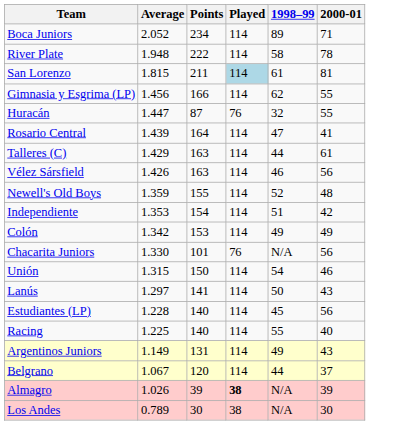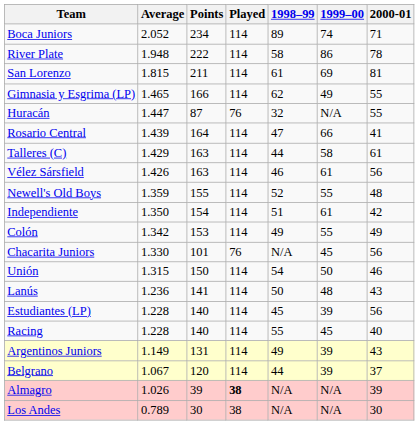+ column: (342, 14)
(238, 73) lightblue background -> (238, 73) no background
(155, 93) 1.456 -> (155, 93) 1.465
(155, 212) 1.353 -> (155, 212) 1.350
(155, 291) 1.297 -> (155, 291) 1.236
(155, 331) 1.225 -> (155, 331) 1.228
